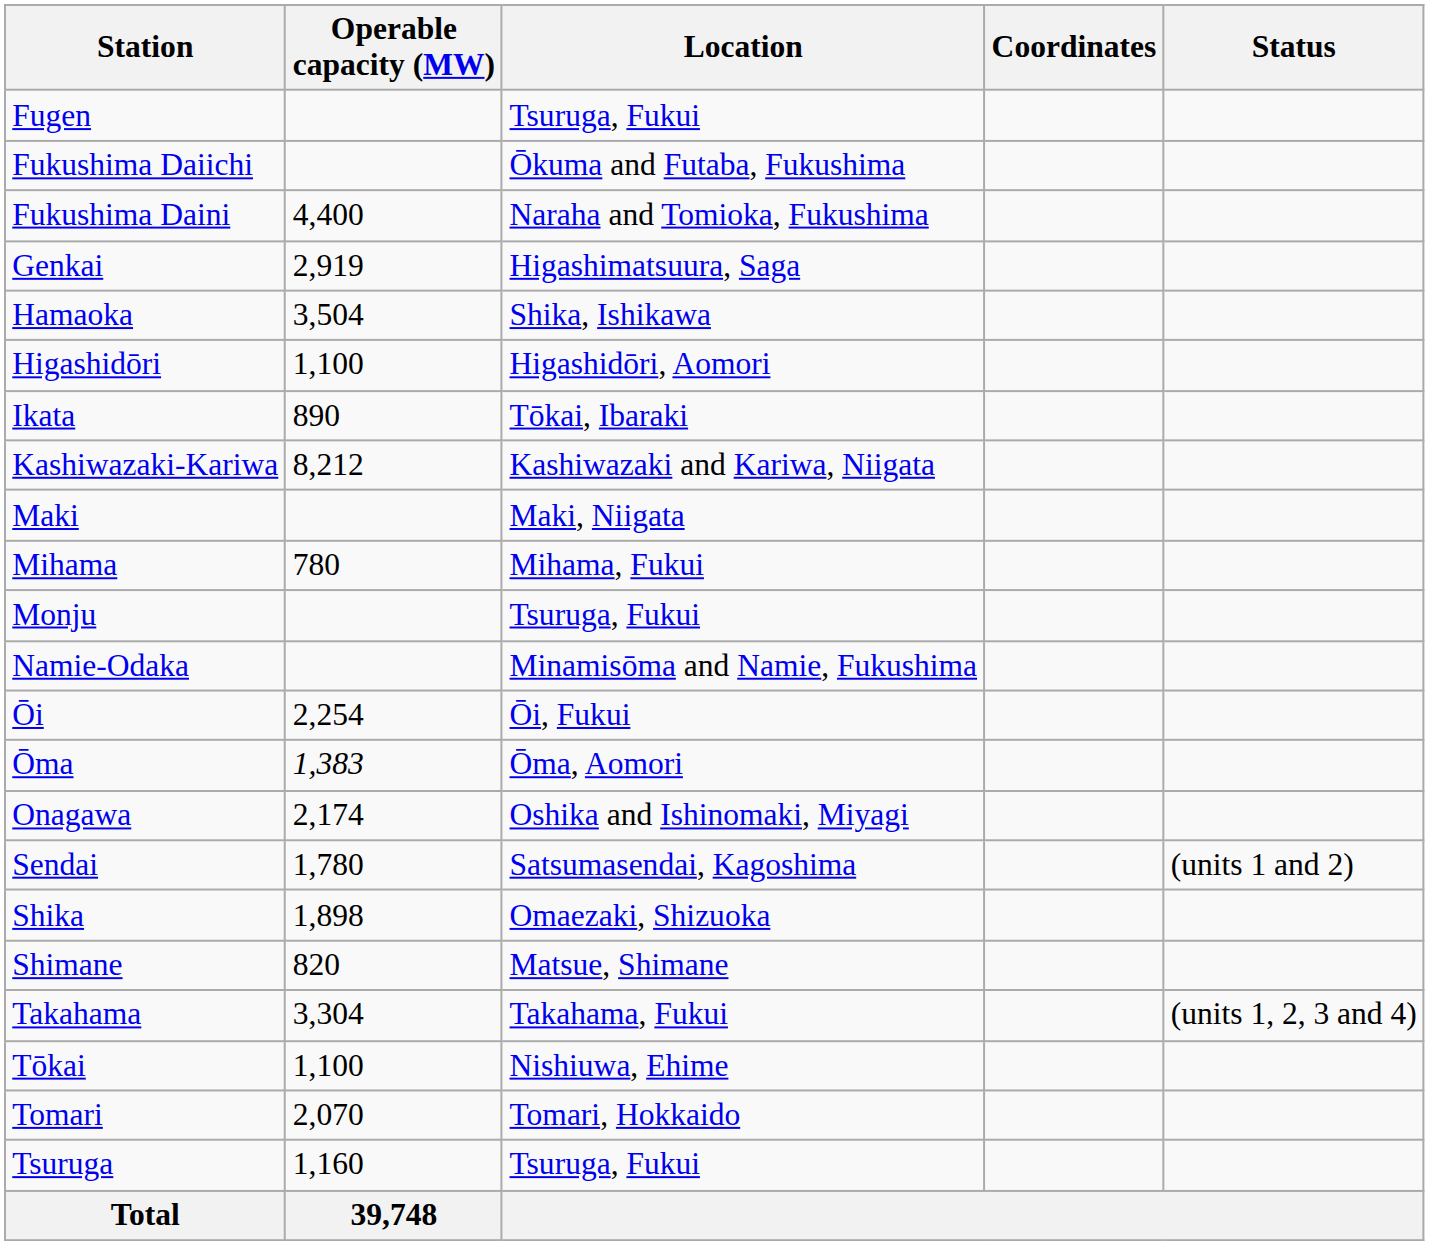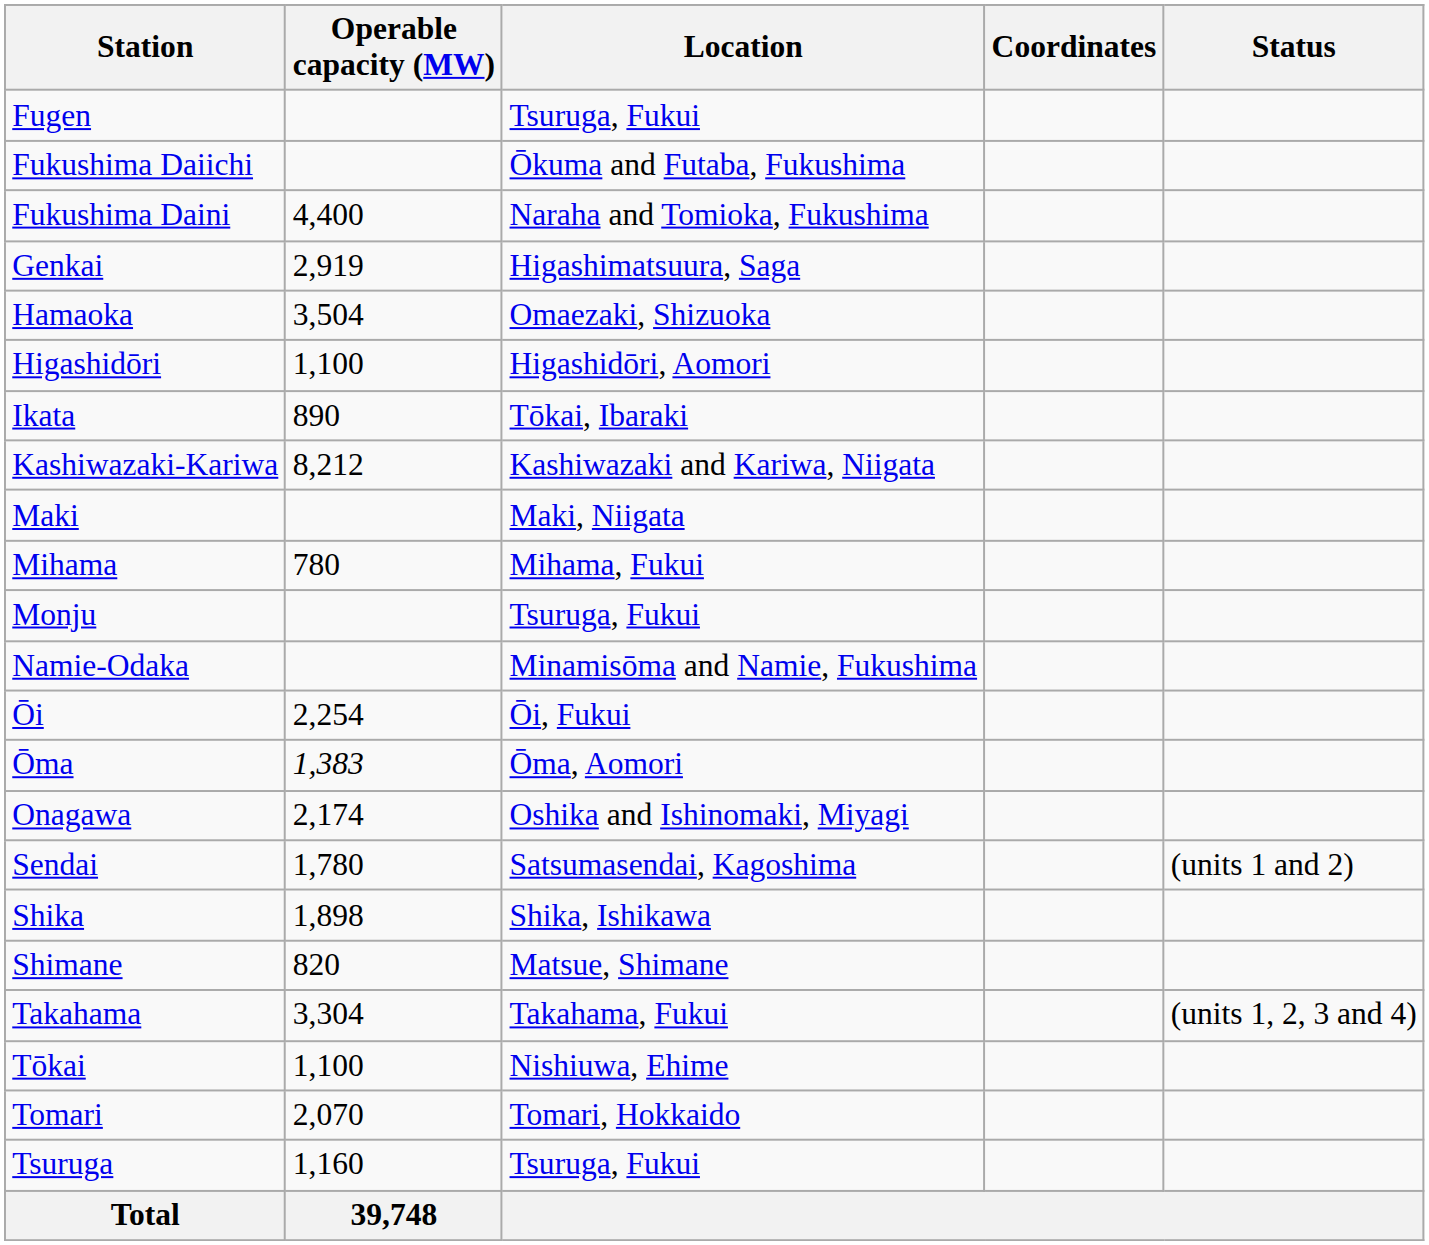(610, 314) Shika, Ishikawa -> (640, 314) Omaezaki, Shizuoka
(640, 914) Omaezaki, Shizuoka -> (610, 914) Shika, Ishikawa
